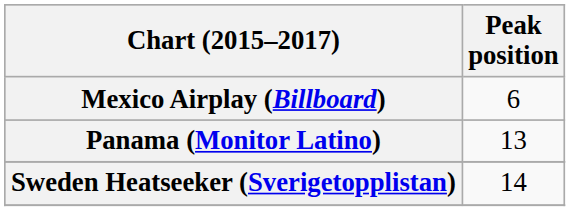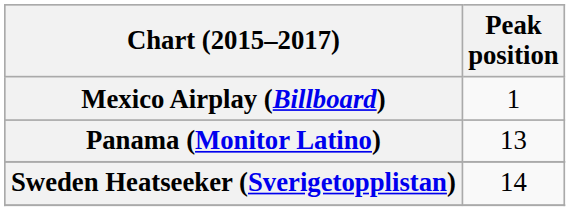(513, 98) 6 -> (513, 98) 1
